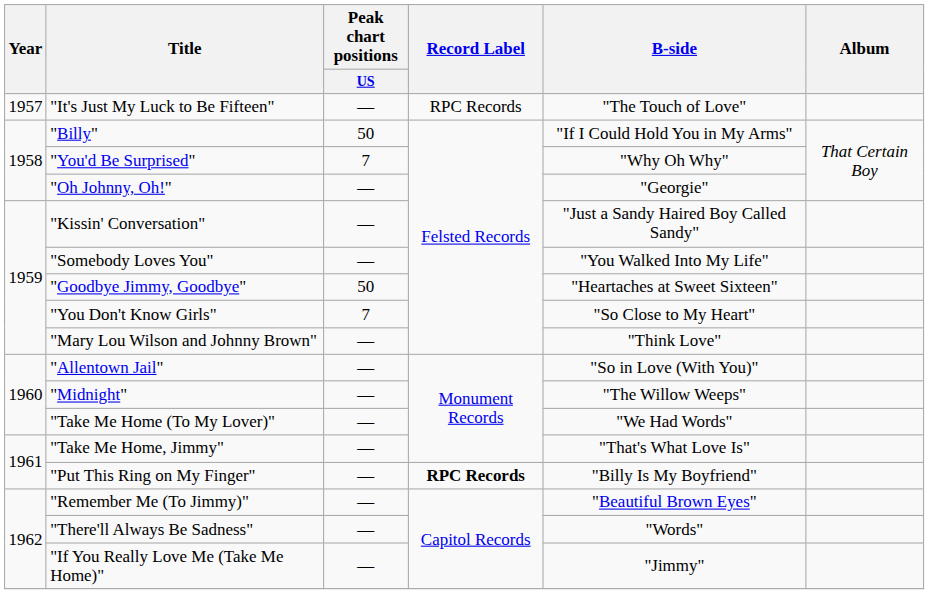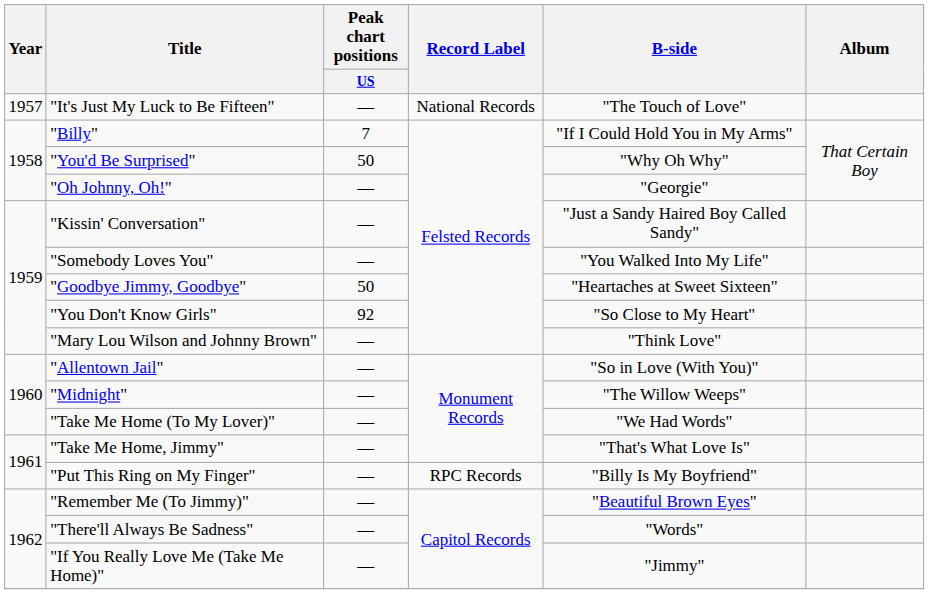(476, 106) RPC Records -> (476, 106) National Records
(366, 133) 50 -> (366, 133) 7
(366, 160) 7 -> (366, 160) 50
(366, 314) 7 -> (366, 314) 92
(476, 475) bold -> (476, 475) normal
